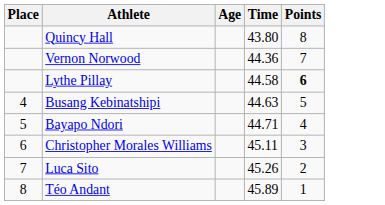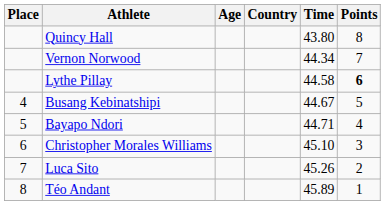+ column: (272, 15)
(263, 59) 44.36 -> (319, 59) 44.34
(263, 102) 44.63 -> (319, 102) 44.67
(263, 146) 45.11 -> (319, 146) 45.10
